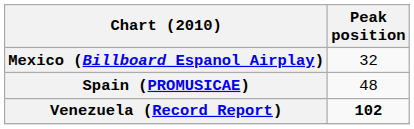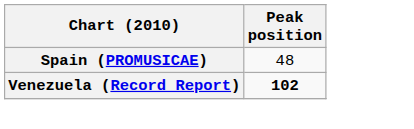- row: (166, 60)
